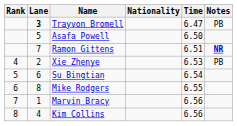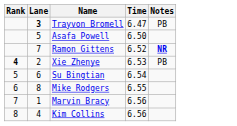- column: (154, 11)
(193, 50) 6.51 -> (137, 50) 6.52
(16, 62) normal -> (16, 62) bold
